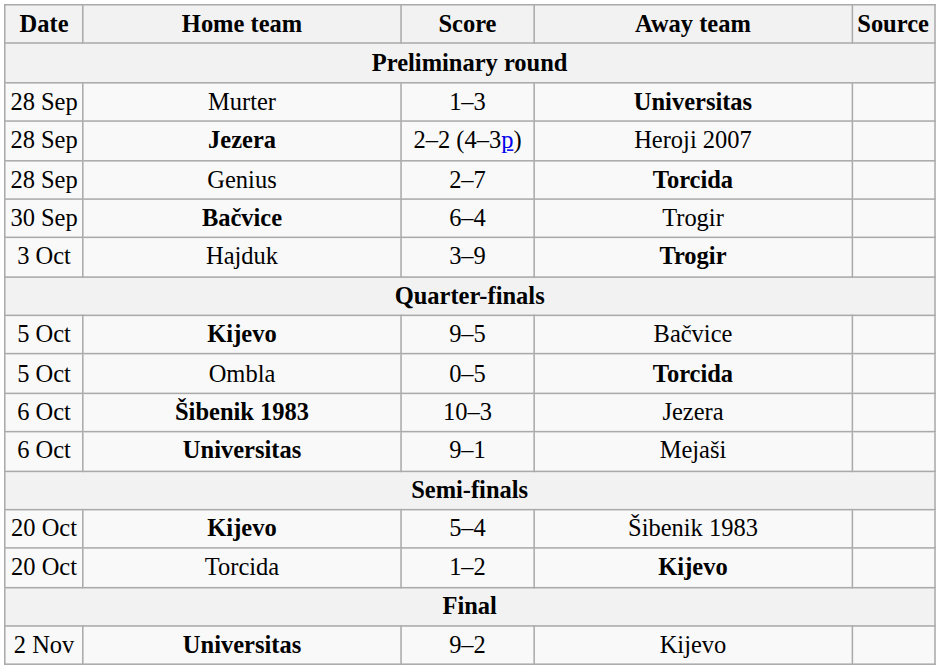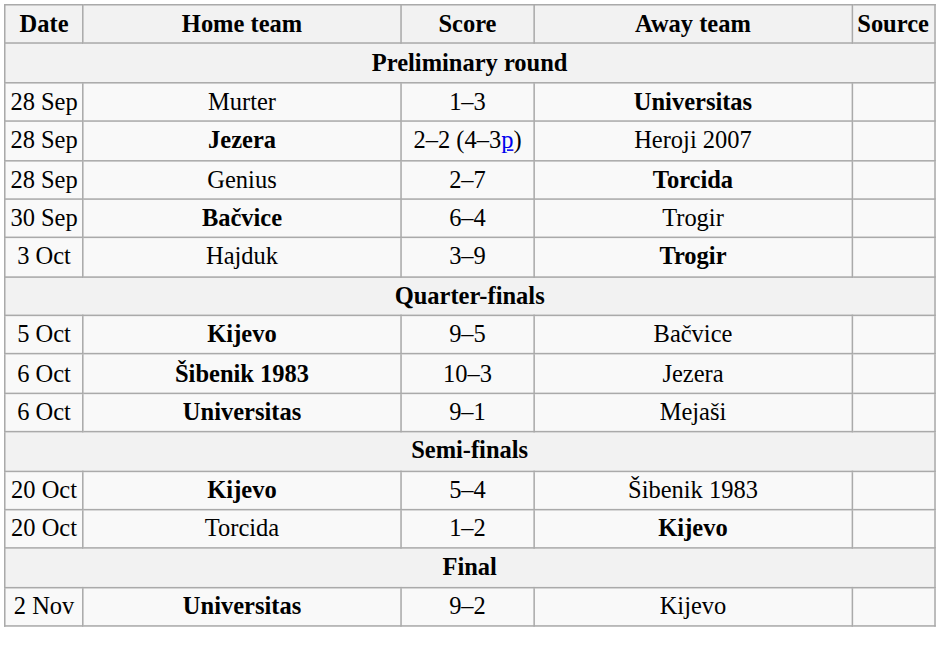- row: (467, 373)
